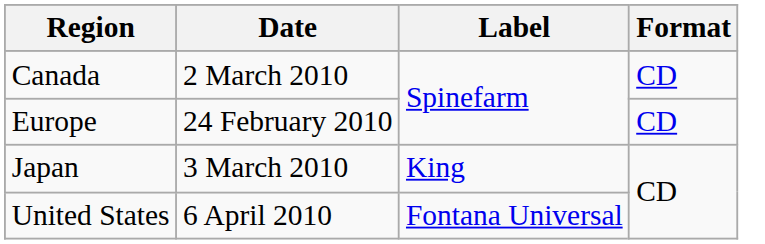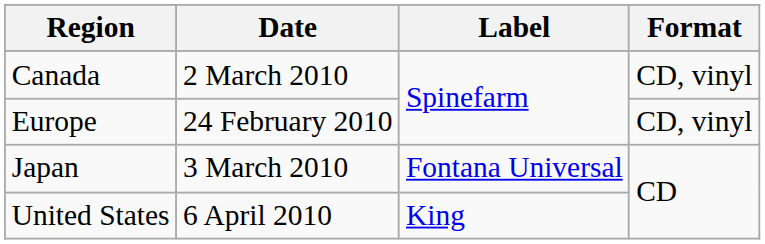(657, 74) CD -> (694, 74) CD, vinyl
(657, 121) CD -> (694, 121) CD, vinyl
(435, 167) King -> (514, 167) Fontana Universal
(514, 214) Fontana Universal -> (435, 214) King
